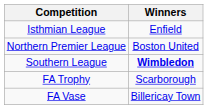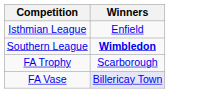- row: (66, 46)
(166, 96) no background -> (127, 79) lavender background
